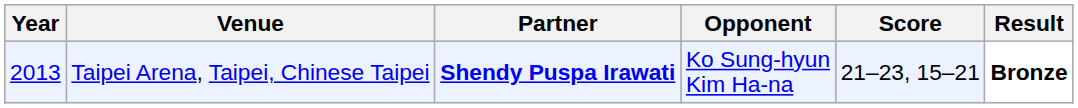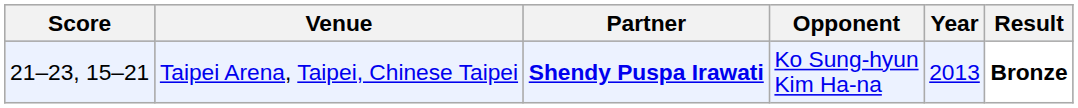columns swapped: (35, 23) <-> (910, 23)
